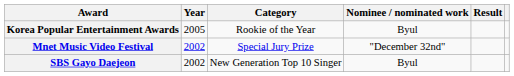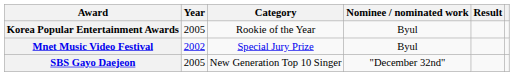(407, 46) "December 32nd" -> (407, 46) Byul
(194, 63) 2002 -> (194, 63) 2005
(407, 63) Byul -> (407, 63) "December 32nd"
